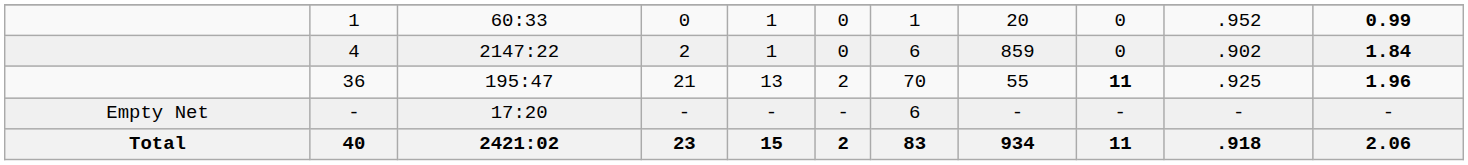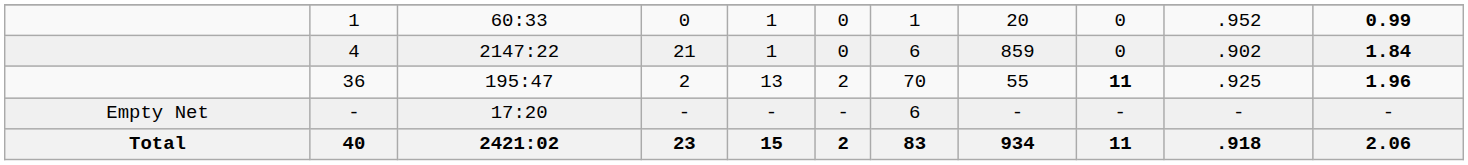(684, 51) 2 -> (684, 51) 21
(684, 82) 21 -> (684, 82) 2
